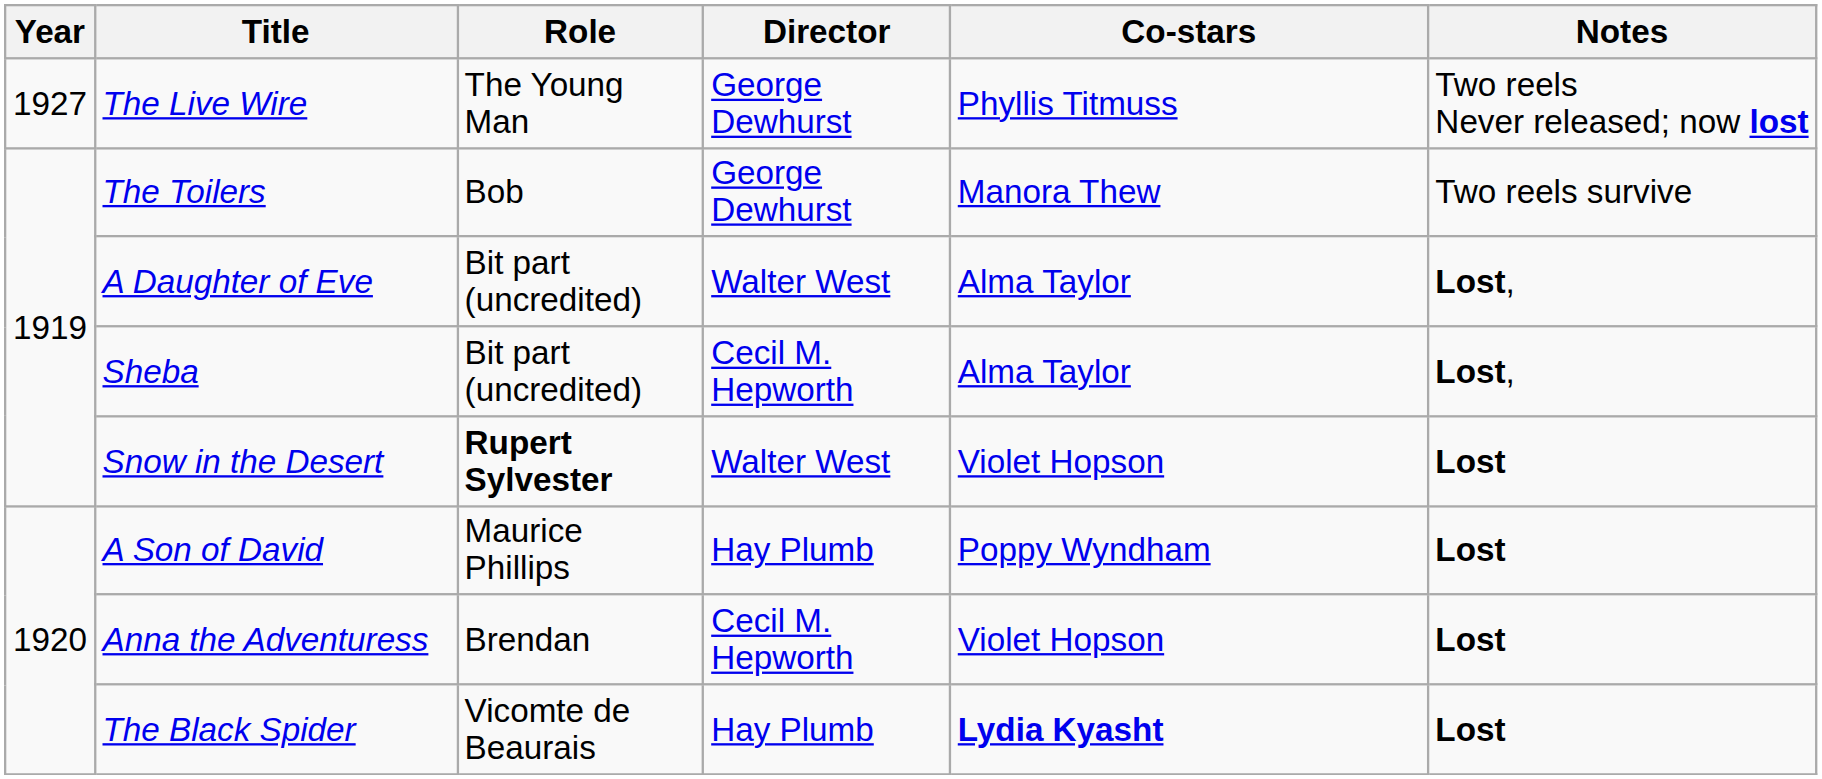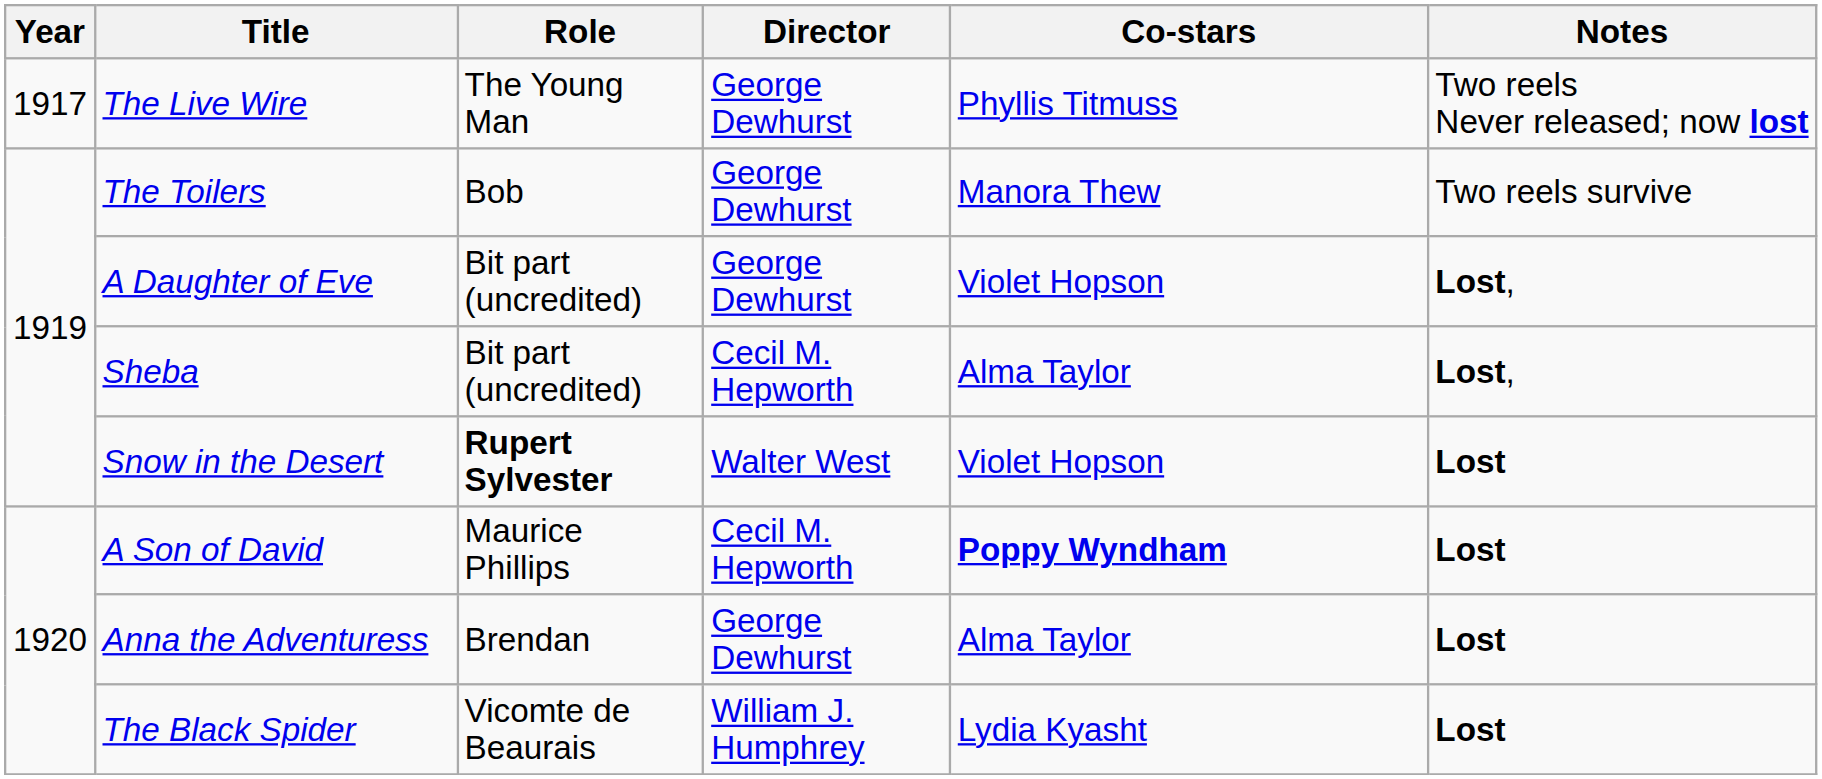(50, 103) 1927 -> (50, 103) 1917
(801, 282) Walter West -> (781, 282) George Dewhurst
(1044, 282) Alma Taylor -> (1061, 282) Violet Hopson
(792, 550) Hay Plumb -> (782, 550) Cecil M. Hepworth
(1084, 550) normal -> (1092, 550) bold
(782, 640) Cecil M. Hepworth -> (781, 640) George Dewhurst
(1061, 640) Violet Hopson -> (1044, 640) Alma Taylor
(792, 729) Hay Plumb -> (788, 729) William J. Humphrey
(1061, 729) bold -> (1052, 729) normal
